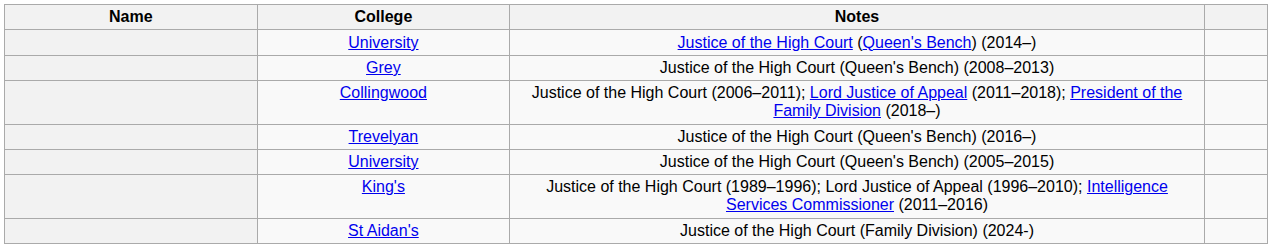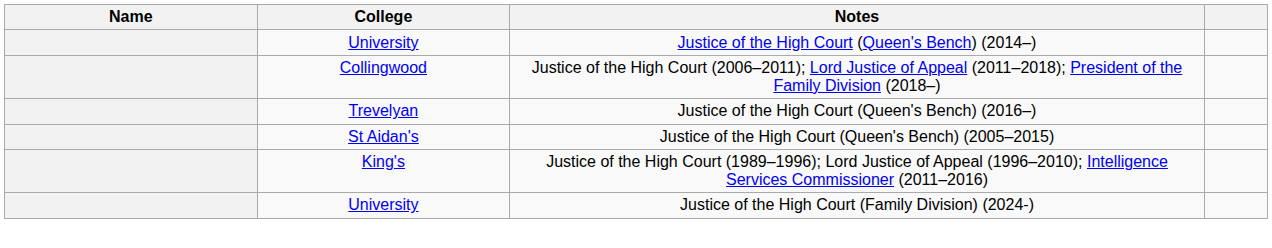- row: (857, 67)
(383, 162) University -> (383, 136) St Aidan's
(383, 230) St Aidan's -> (383, 205) University
